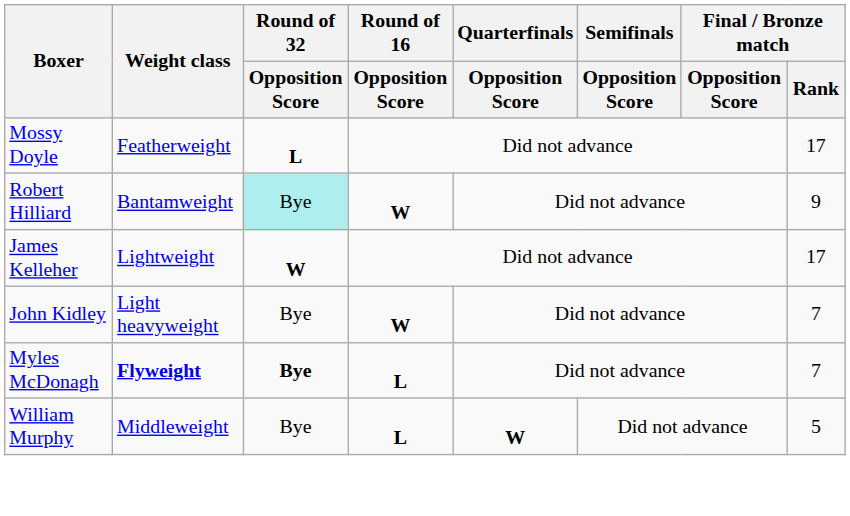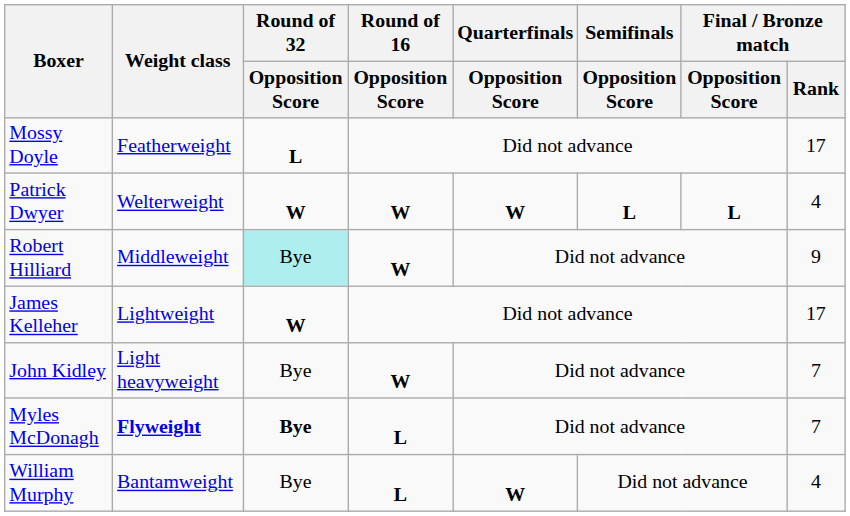+ row: (37, 201)
(175, 201) Bantamweight -> (173, 257) Middleweight
(173, 426) Middleweight -> (175, 482) Bantamweight
(816, 426) 5 -> (816, 482) 4
